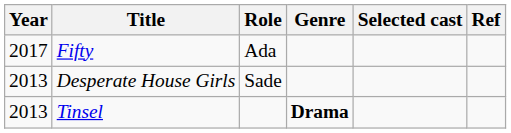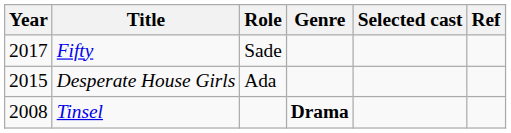(260, 50) Ada -> (263, 50) Sade
(28, 81) 2013 -> (28, 81) 2015
(263, 81) Sade -> (260, 81) Ada
(28, 111) 2013 -> (28, 111) 2008
